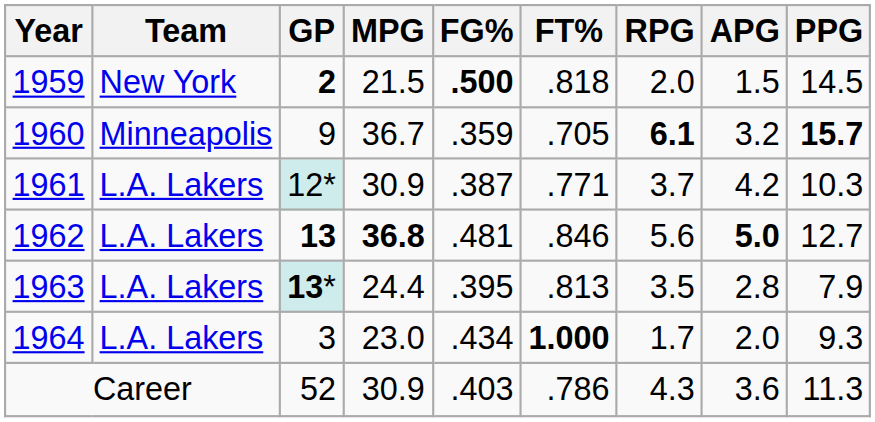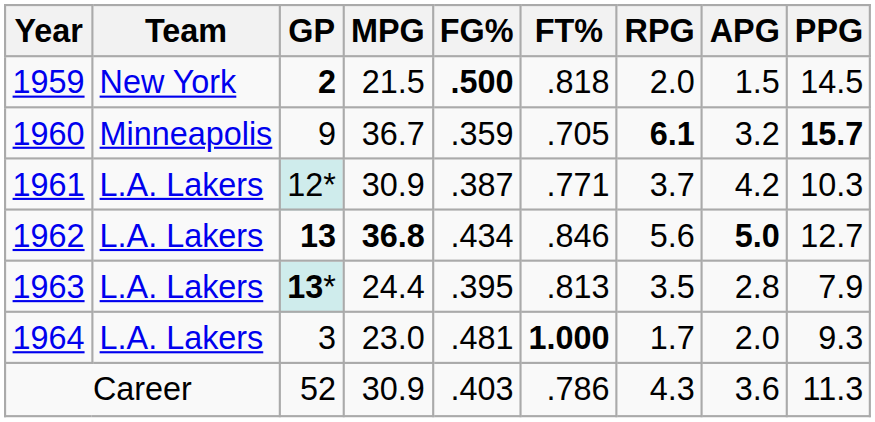(482, 236) .481 -> (482, 236) .434
(482, 338) .434 -> (482, 338) .481
